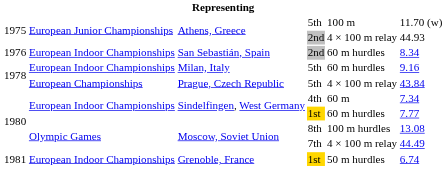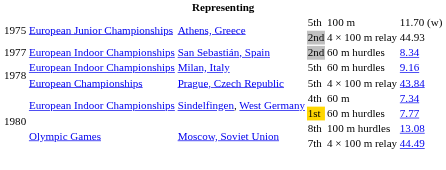(15, 52) 1976 -> (15, 52) 1977
- row: (216, 159)
